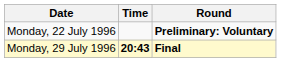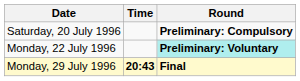+ row: (64, 31)
(214, 31) no background -> (219, 48) paleturquoise background
